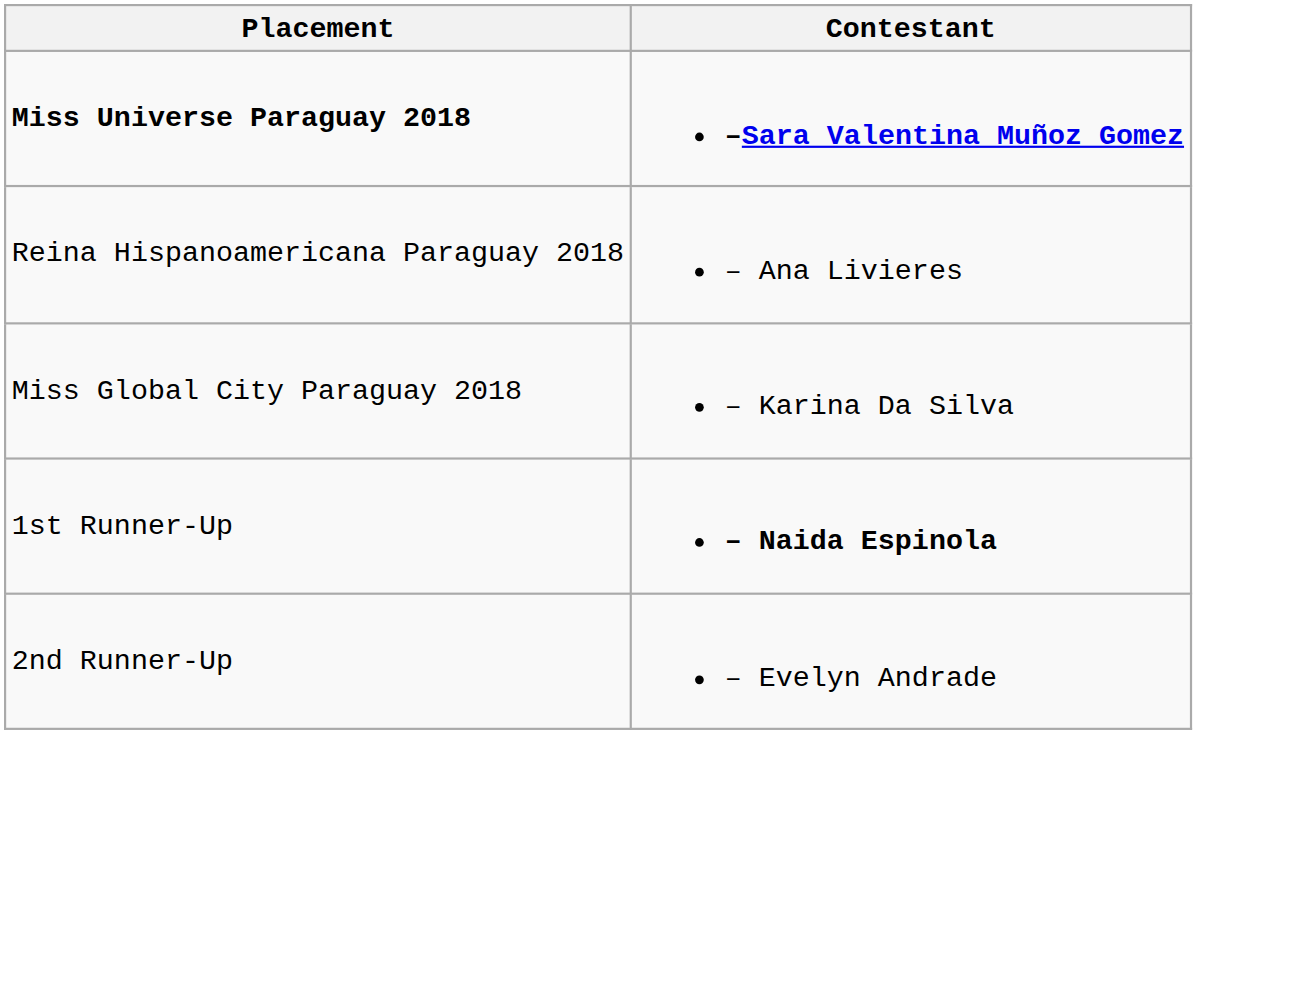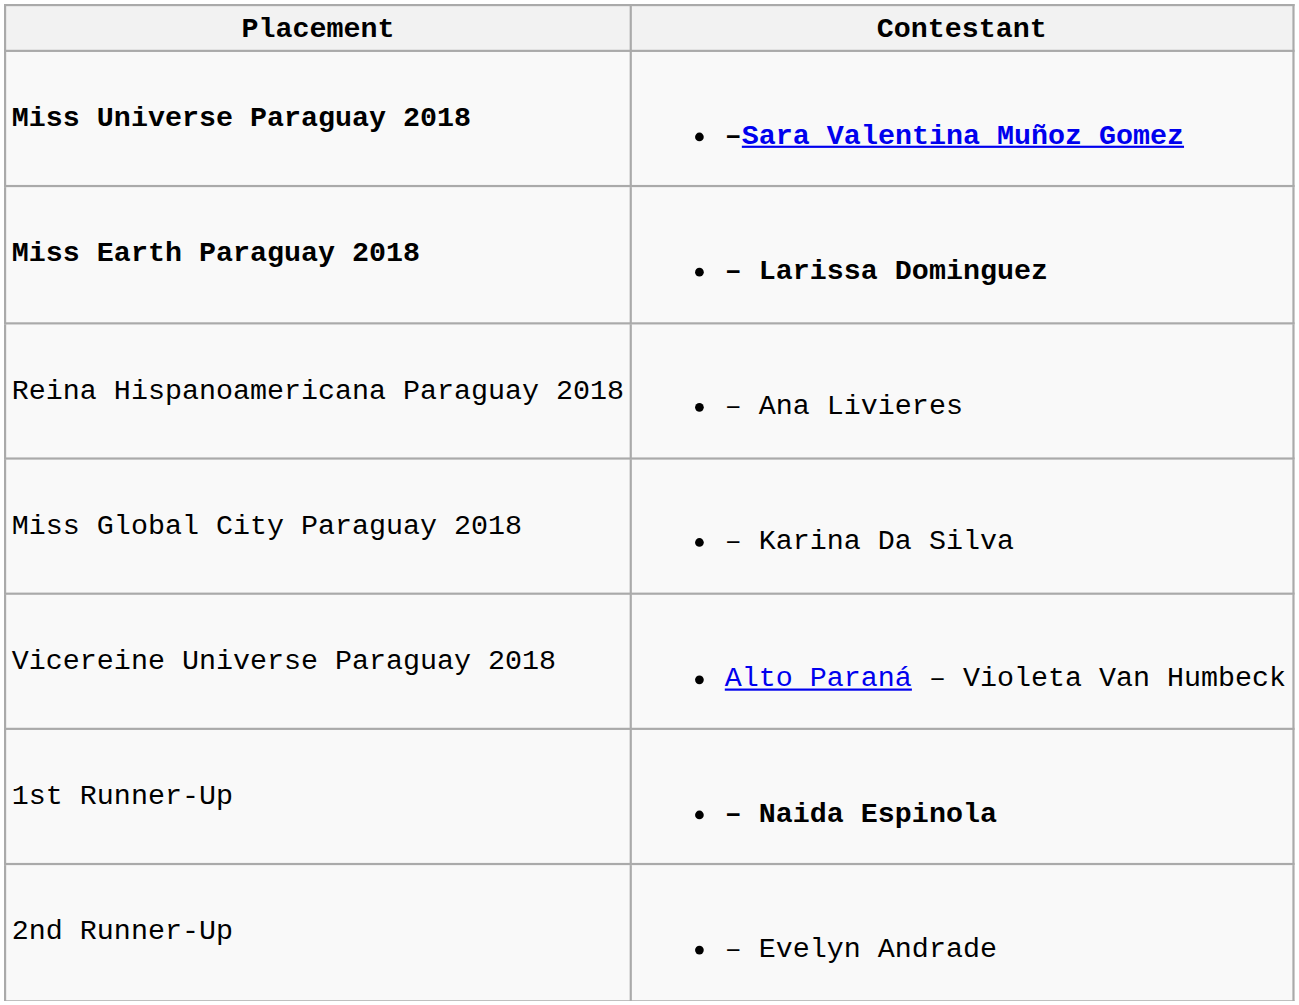+ row: (216, 255)
+ row: (284, 661)
